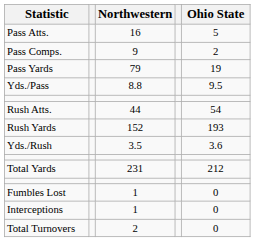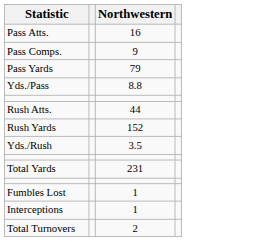- column: (216, 14)
